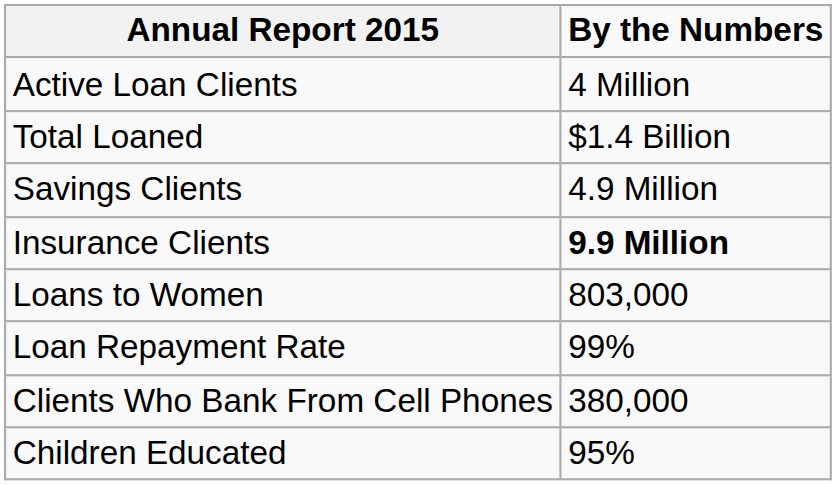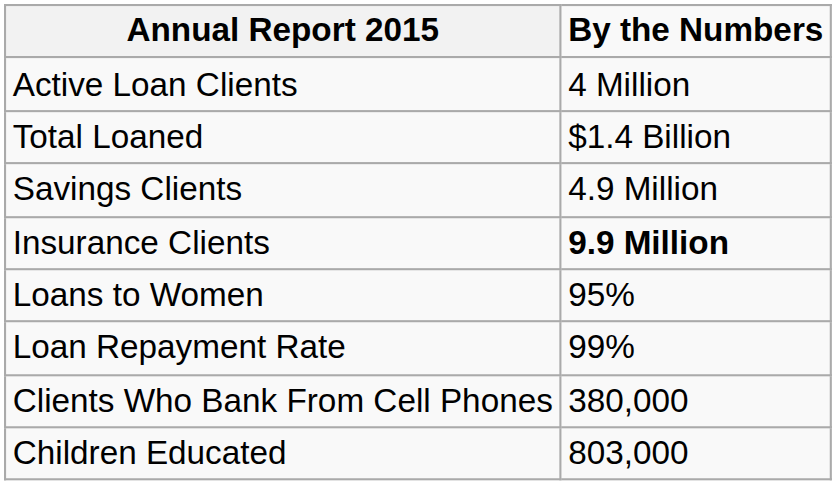(628, 294) 803,000 -> (601, 294) 95%
(601, 453) 95% -> (628, 453) 803,000
